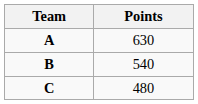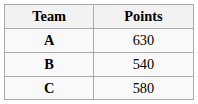(143, 88) 480 -> (143, 88) 580
